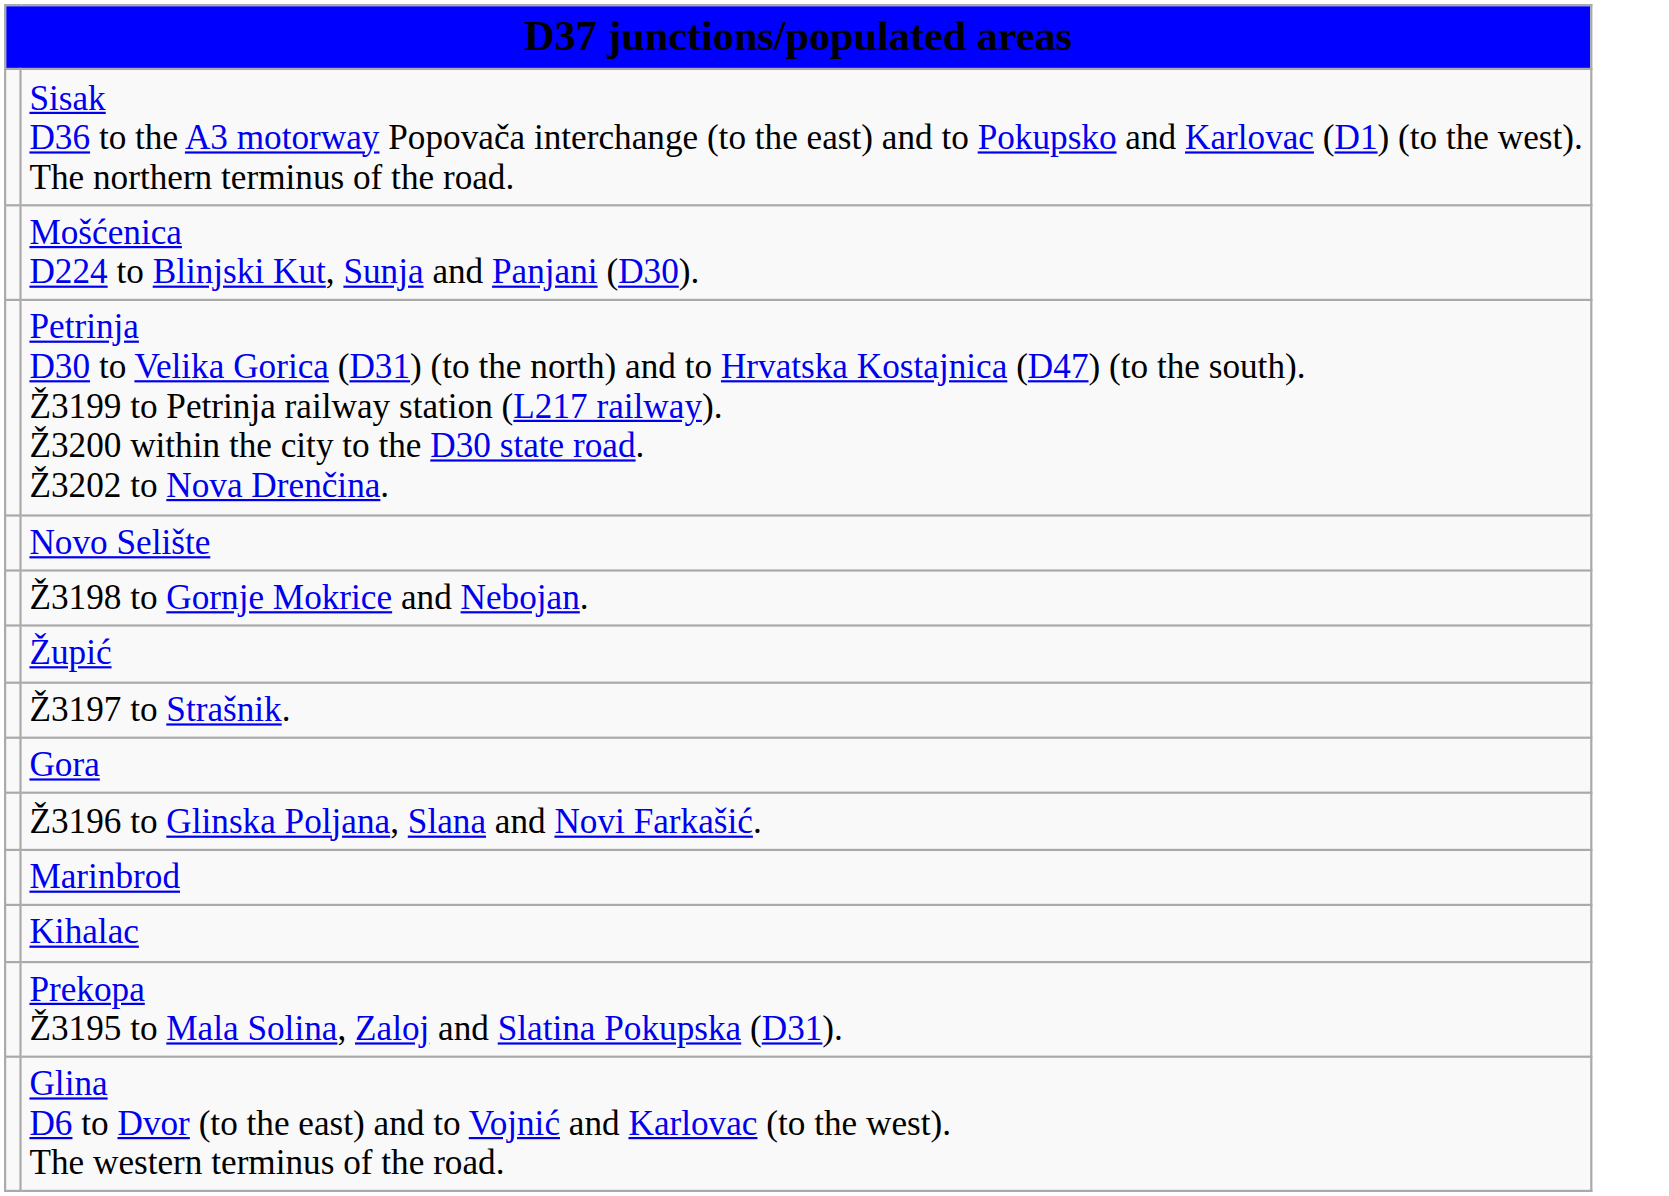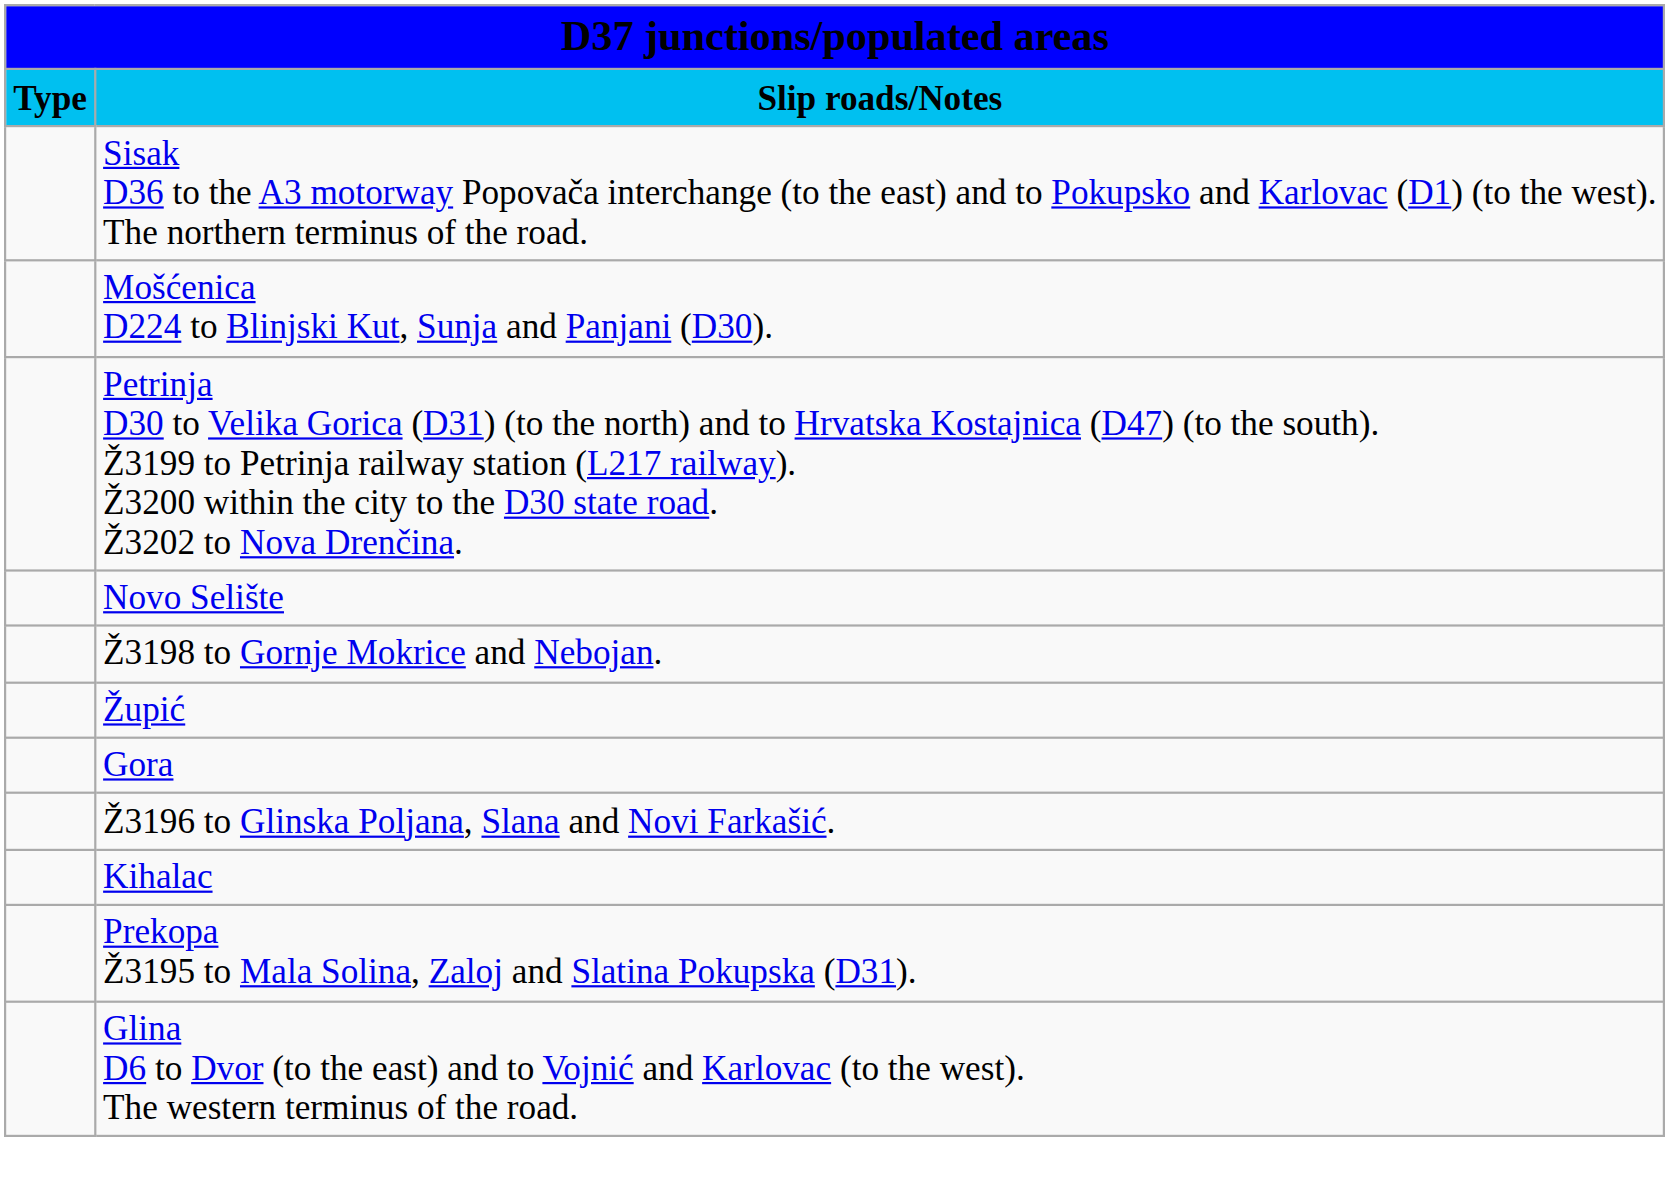+ row: (880, 97)
- row: (160, 709)
- row: (105, 876)
